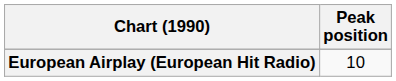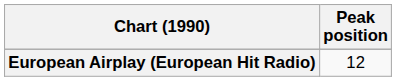(356, 62) 10 -> (356, 62) 12
